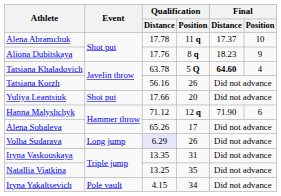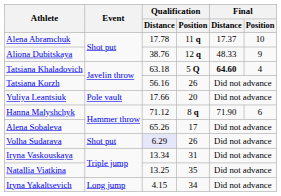(159, 54) 17.76 -> (159, 54) 38.76
(193, 54) 8 q -> (193, 54) 12 q
(226, 54) 18.23 -> (226, 54) 48.33
(159, 69) 63.78 -> (159, 69) 63.18
(101, 98) Shot put -> (104, 98) Pole vault
(193, 112) 12 q -> (193, 112) 8 q
(106, 141) Long jump -> (101, 141) Shot put
(159, 156) 13.35 -> (159, 156) 13.34
(104, 185) Pole vault -> (106, 185) Long jump
